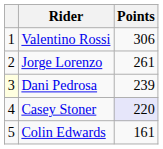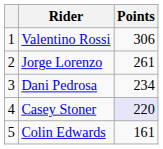(11, 86) lightyellow background -> (11, 86) no background
(144, 86) 239 -> (144, 86) 234
